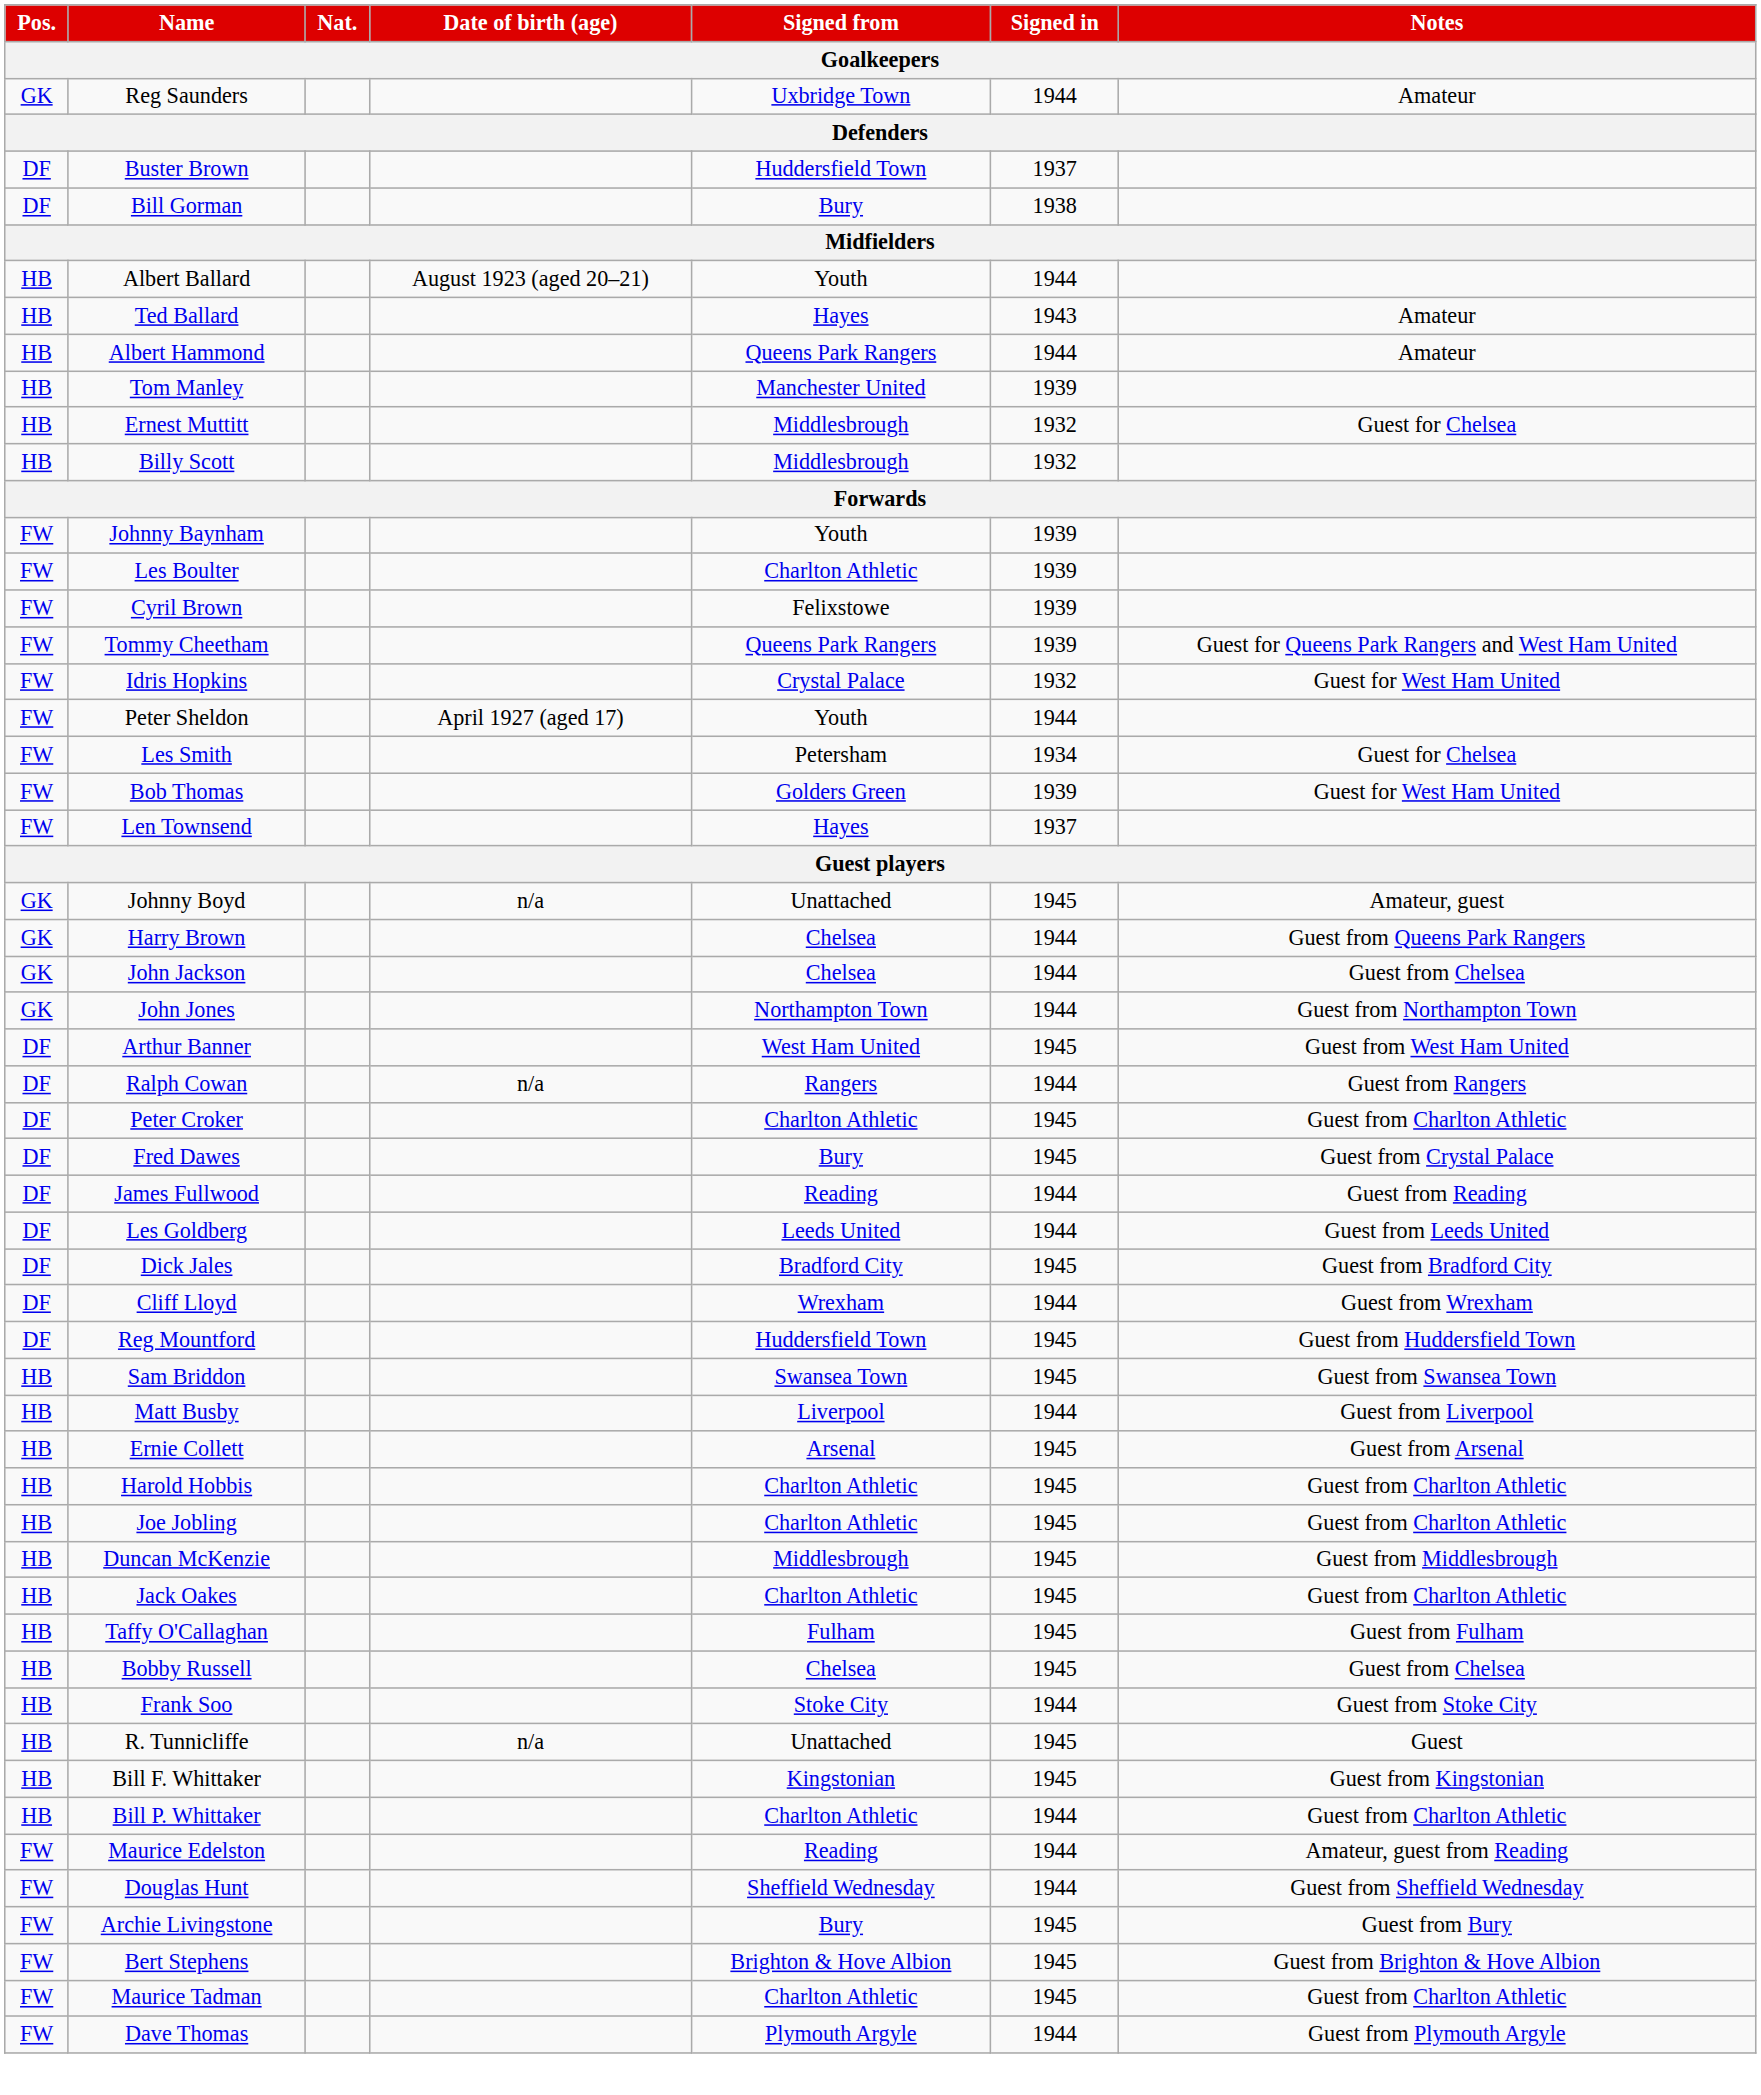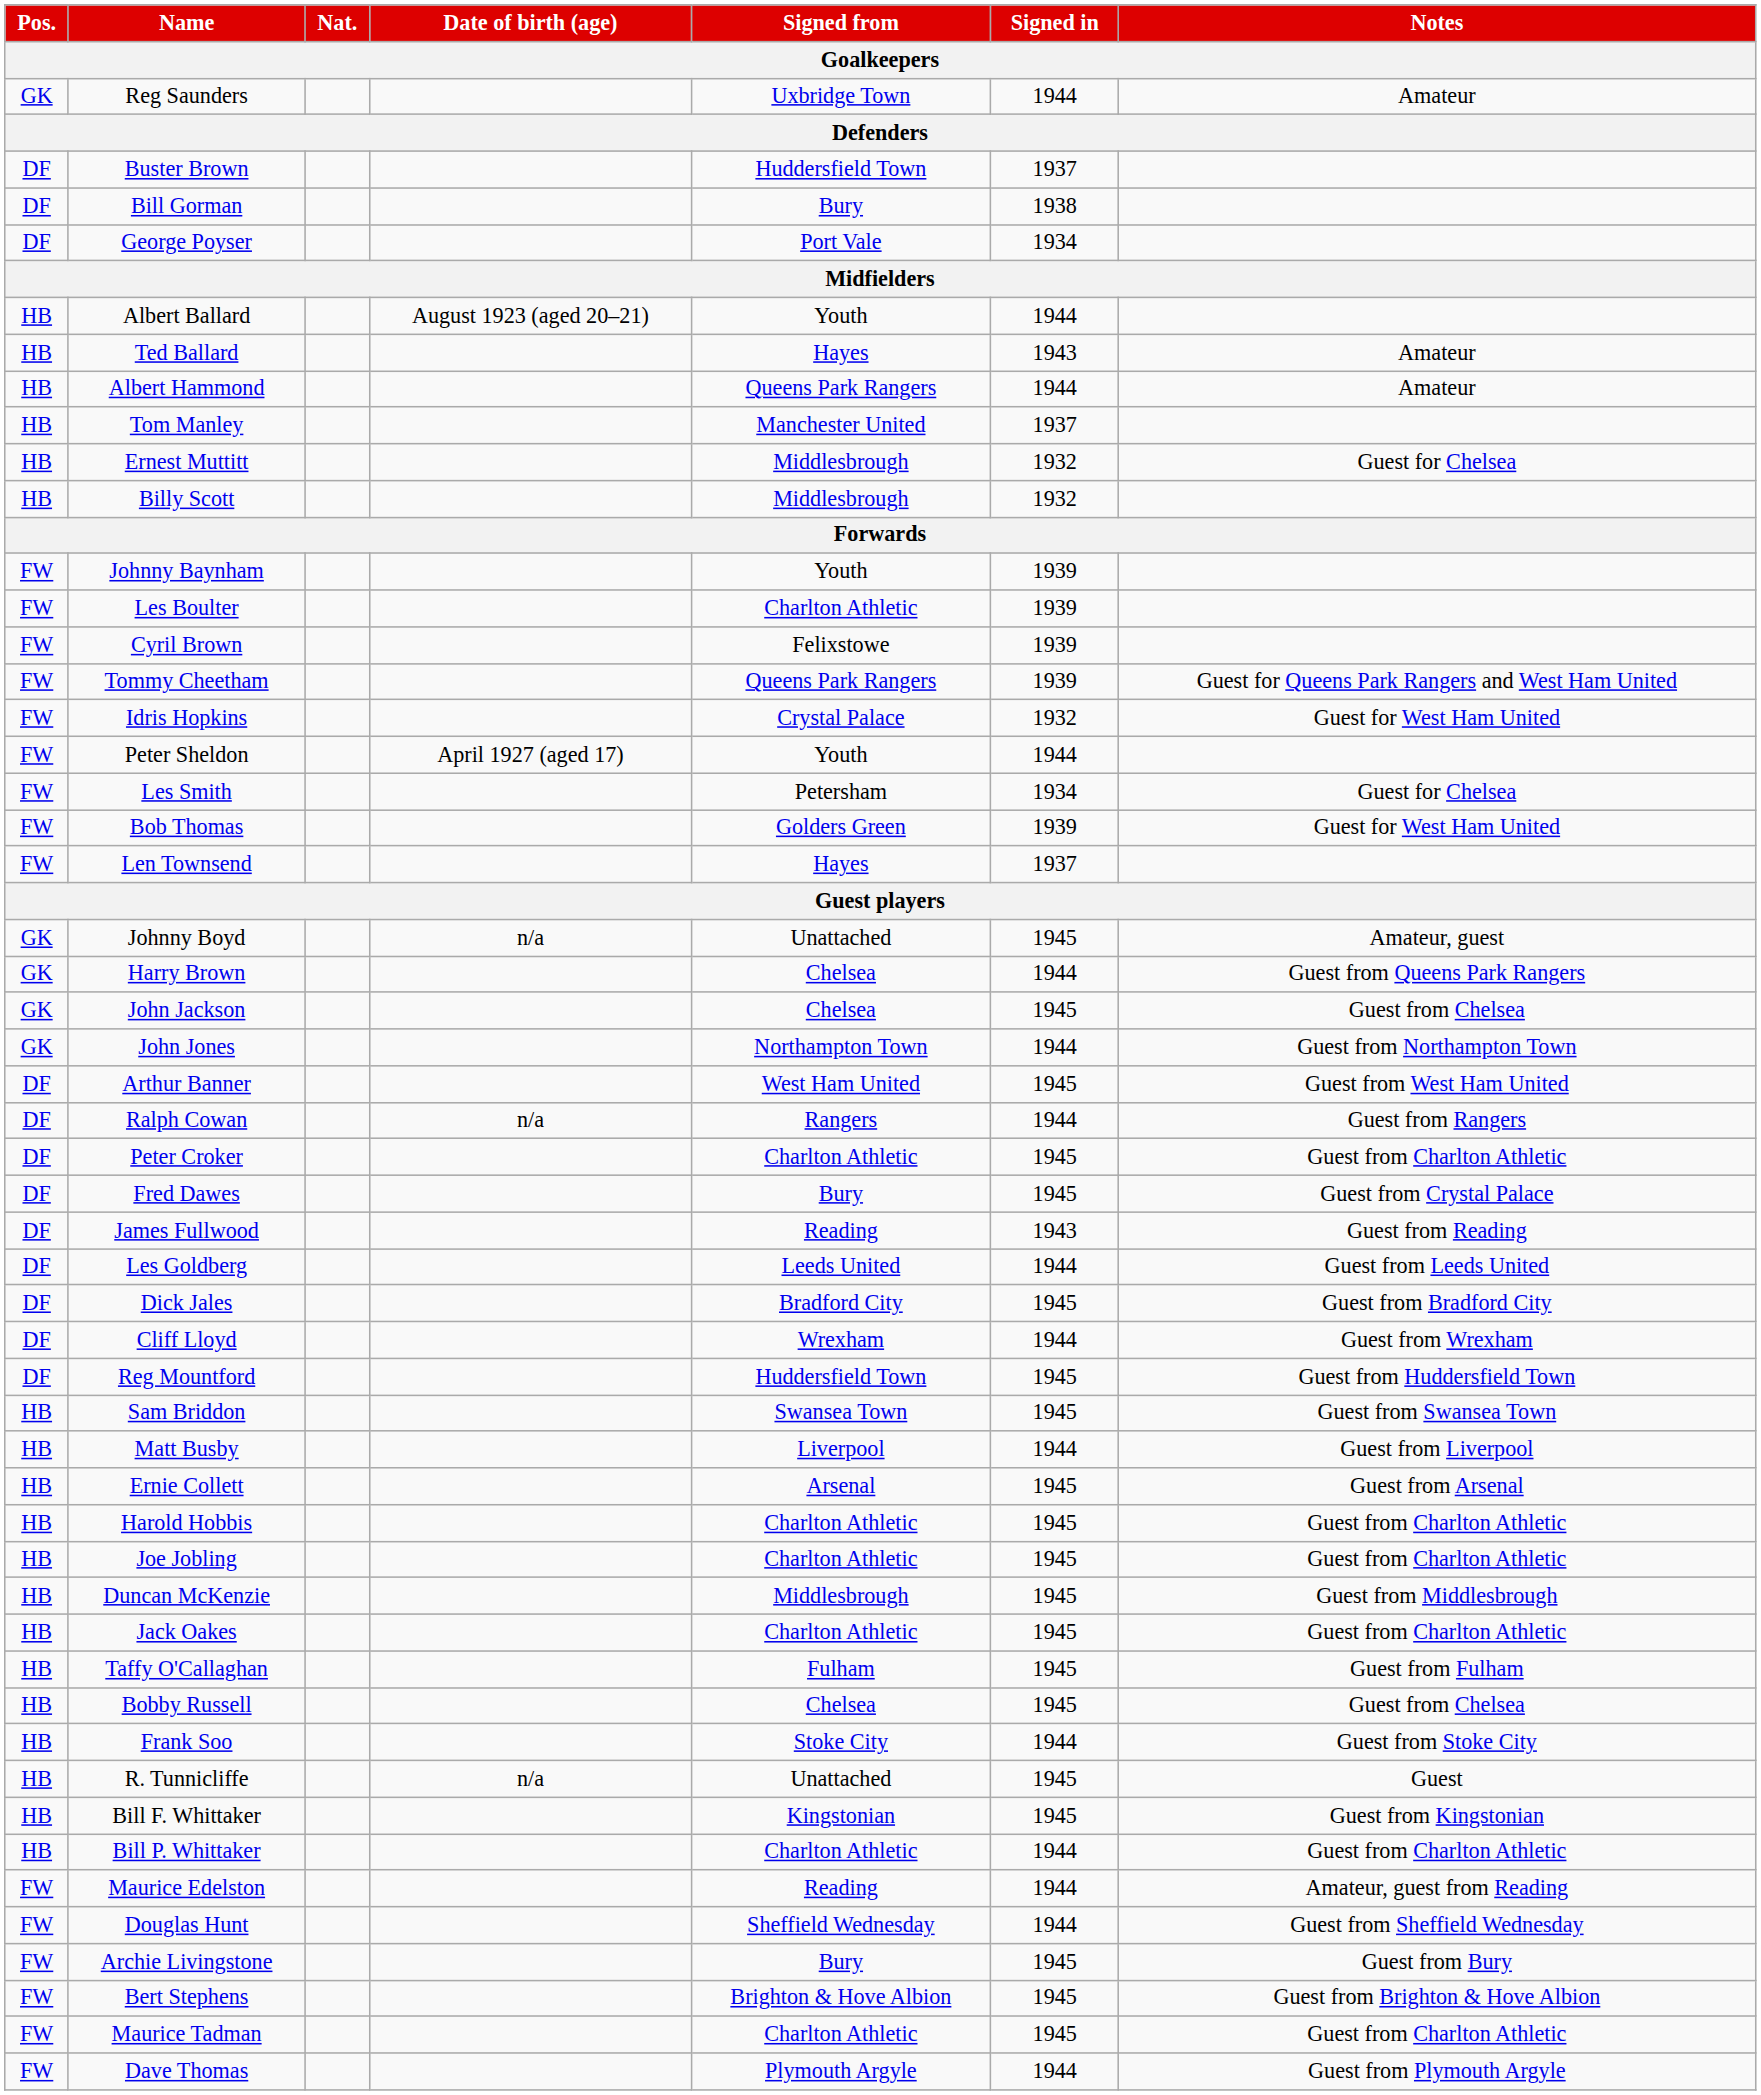+ row: (187, 242)
(1055, 388) 1939 -> (1055, 425) 1937
(1055, 974) 1944 -> (1055, 1010) 1945
(1055, 1193) 1944 -> (1055, 1230) 1943
